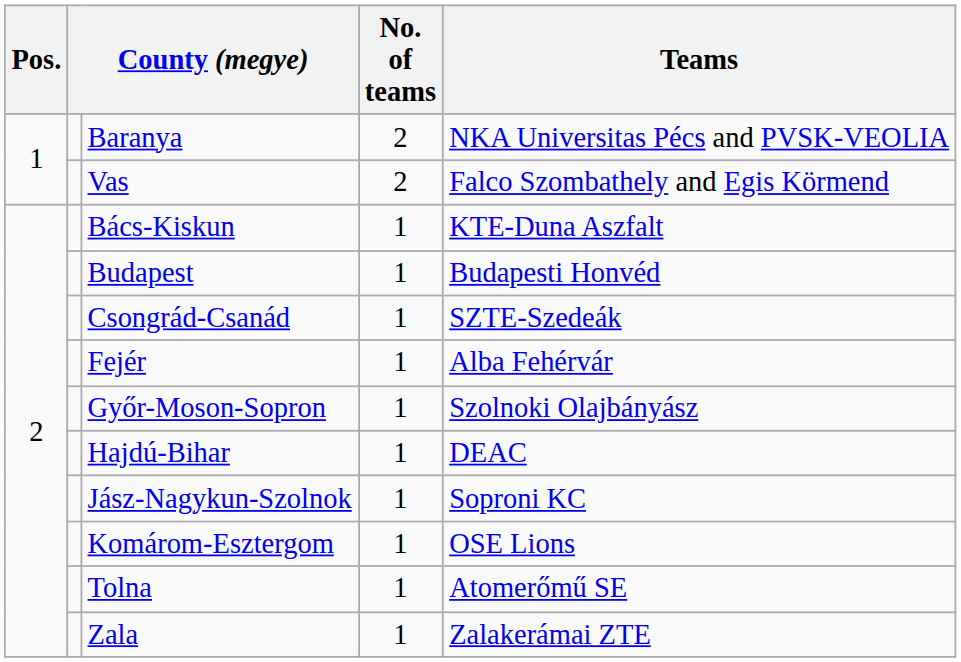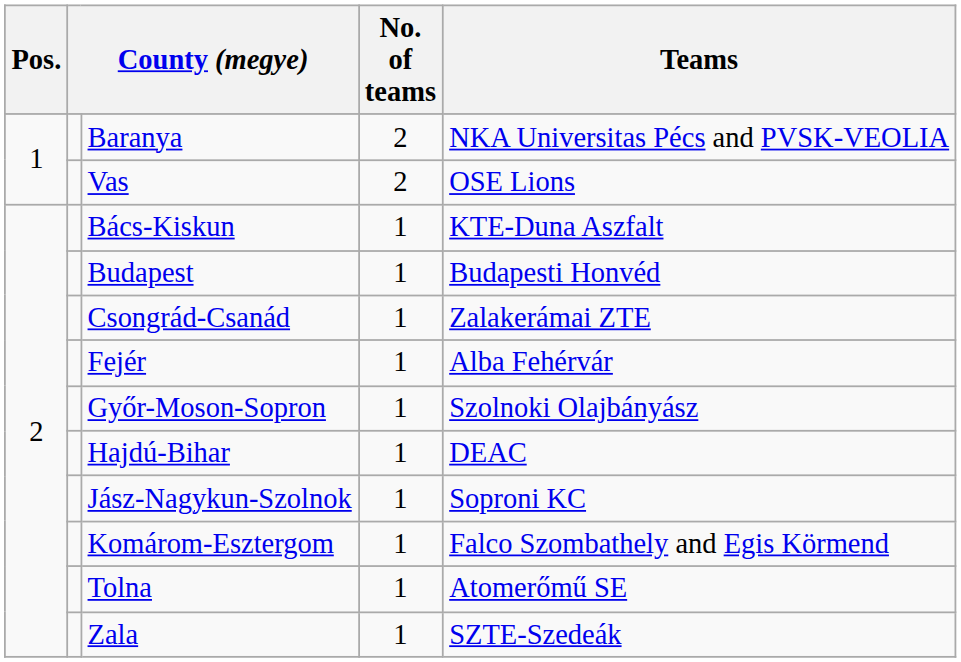(669, 181) Falco Szombathely and Egis Körmend -> (512, 181) OSE Lions
(535, 317) SZTE-Szedeák -> (550, 317) Zalakerámai ZTE
(512, 543) OSE Lions -> (669, 543) Falco Szombathely and Egis Körmend
(550, 633) Zalakerámai ZTE -> (535, 633) SZTE-Szedeák
